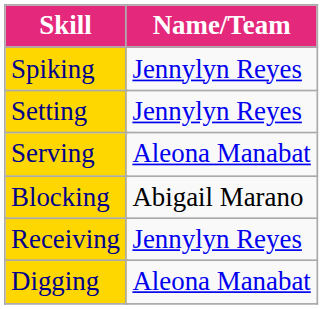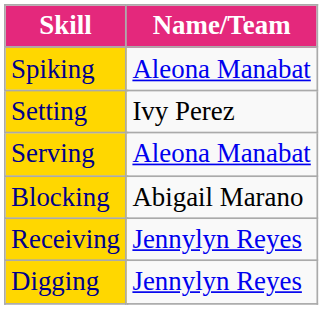(217, 68) Jennylyn Reyes -> (222, 68) Aleona Manabat
(217, 111) Jennylyn Reyes -> (184, 111) Ivy Perez
(222, 281) Aleona Manabat -> (217, 281) Jennylyn Reyes
